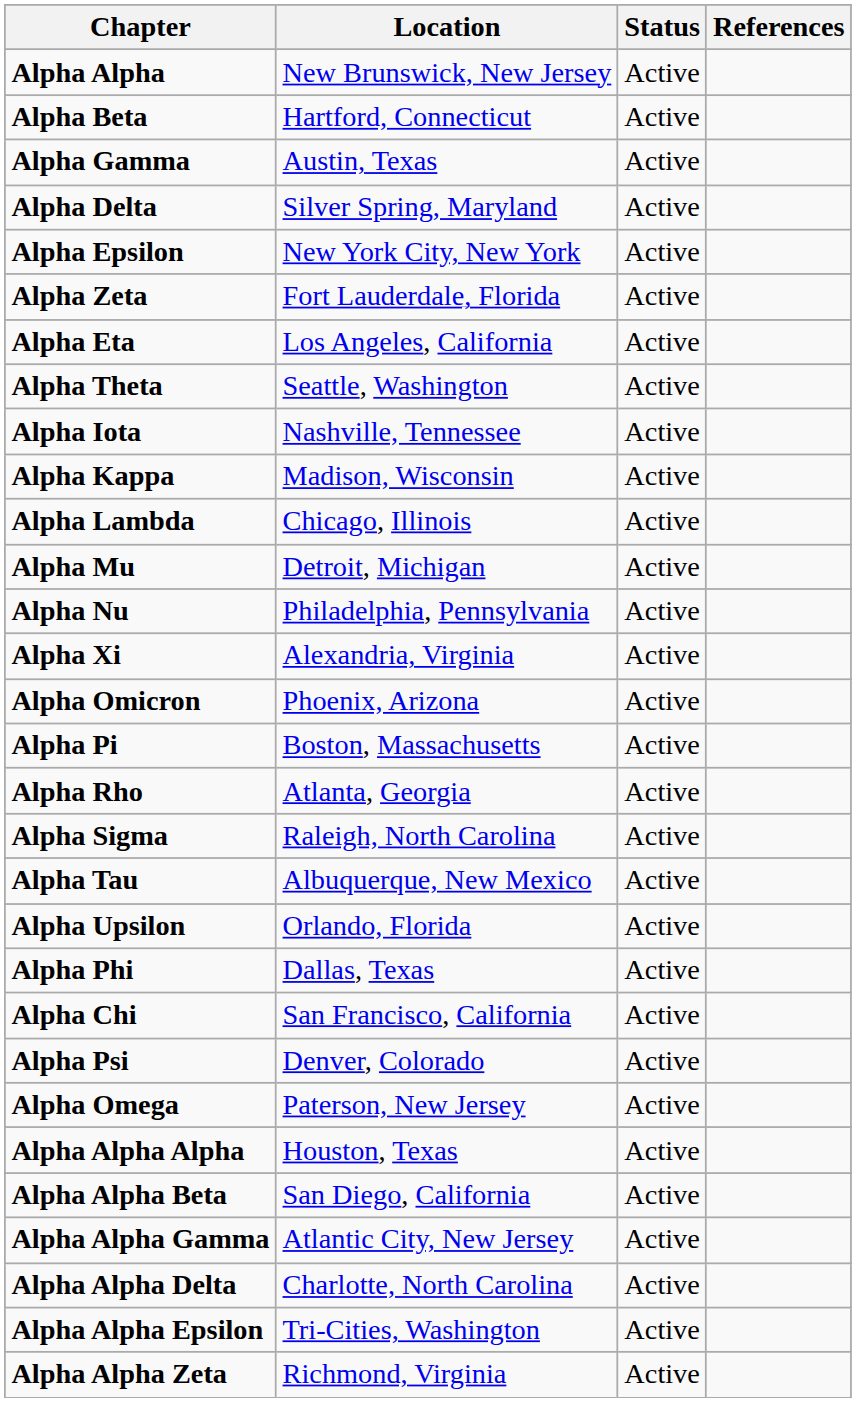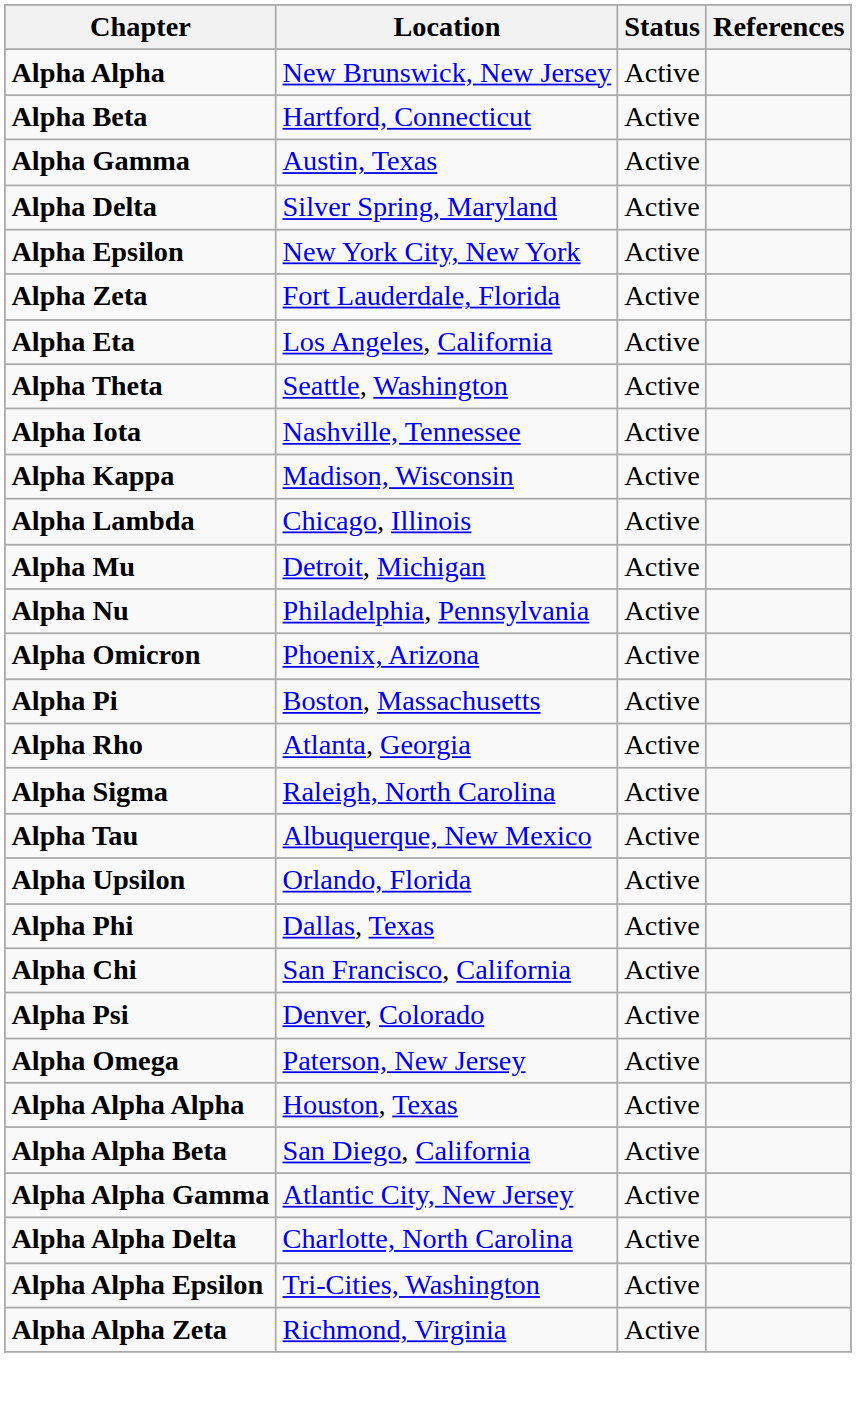- row: (66, 655)
